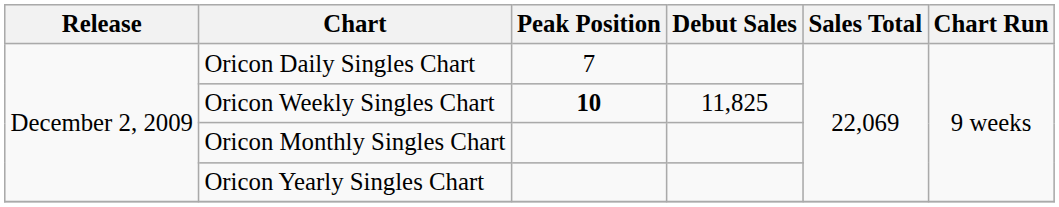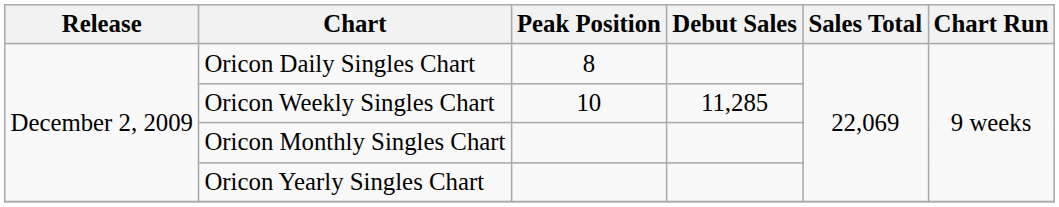(589, 63) 7 -> (589, 63) 8
(589, 102) bold -> (589, 102) normal
(735, 102) 11,825 -> (735, 102) 11,285
